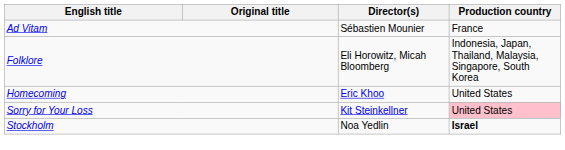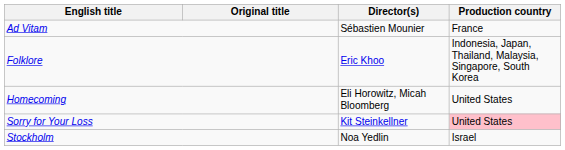(383, 61) Eli Horowitz, Micah Bloomberg -> (362, 61) Eric Khoo
(362, 94) Eric Khoo -> (383, 100) Eli Horowitz, Micah Bloomberg
(465, 126) bold -> (464, 137) normal
